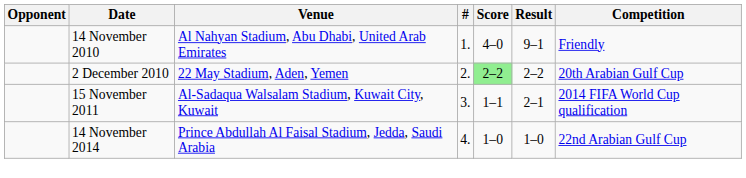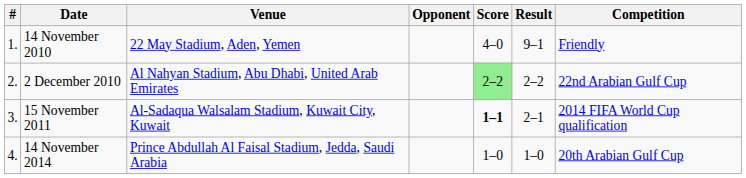columns swapped: (465, 15) <-> (37, 15)
(302, 44) Al Nahyan Stadium, Abu Dhabi, United Arab Emirates -> (215, 44) 22 May Stadium, Aden, Yemen
(263, 73) 22 May Stadium, Aden, Yemen -> (254, 81) Al Nahyan Stadium, Abu Dhabi, United Arab Emirates
(621, 73) 20th Arabian Gulf Cup -> (622, 81) 22nd Arabian Gulf Cup
(493, 102) normal -> (493, 118) bold
(622, 139) 22nd Arabian Gulf Cup -> (621, 155) 20th Arabian Gulf Cup
